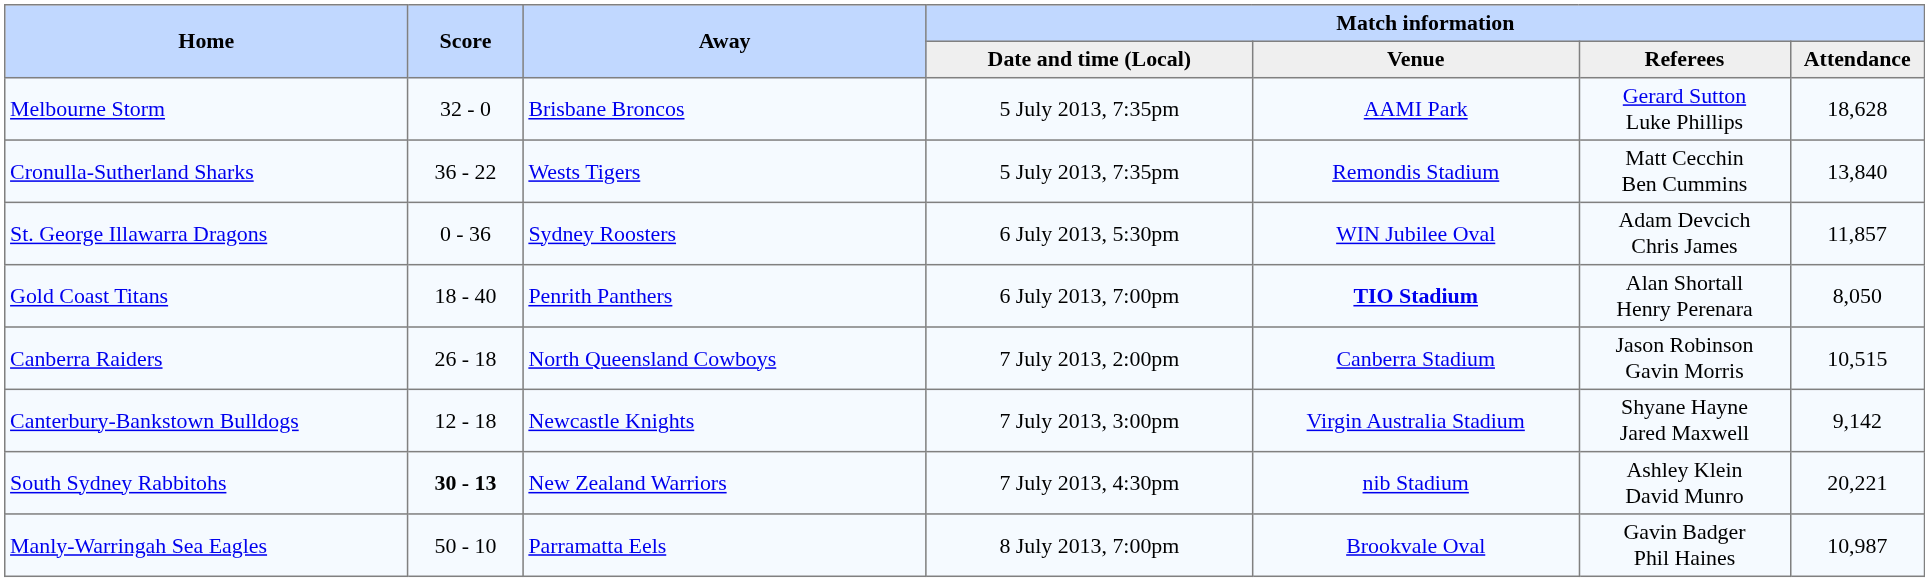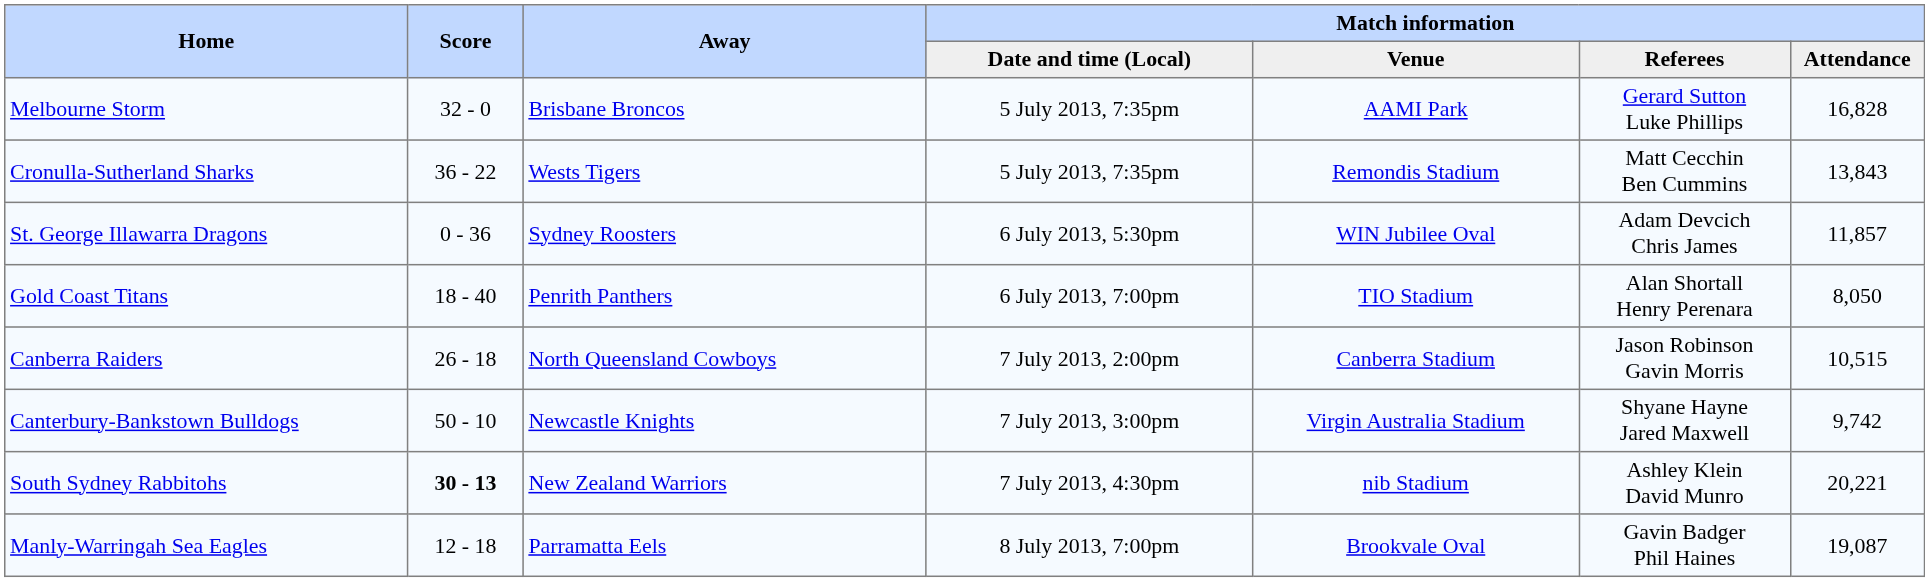(1857, 108) 18,628 -> (1857, 108) 16,828
(1857, 170) 13,840 -> (1857, 170) 13,843
(1416, 295) bold -> (1416, 295) normal
(465, 420) 12 - 18 -> (465, 420) 50 - 10
(1857, 420) 9,142 -> (1857, 420) 9,742
(465, 544) 50 - 10 -> (465, 544) 12 - 18
(1857, 544) 10,987 -> (1857, 544) 19,087
